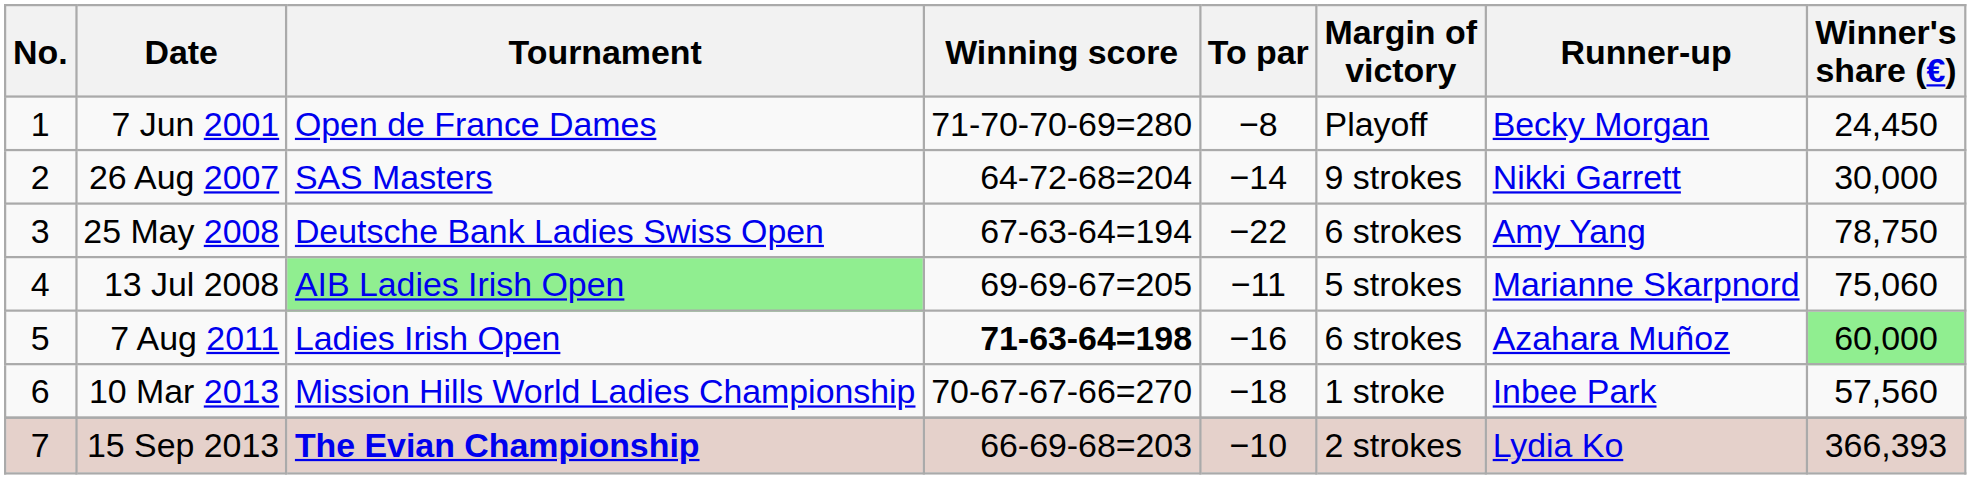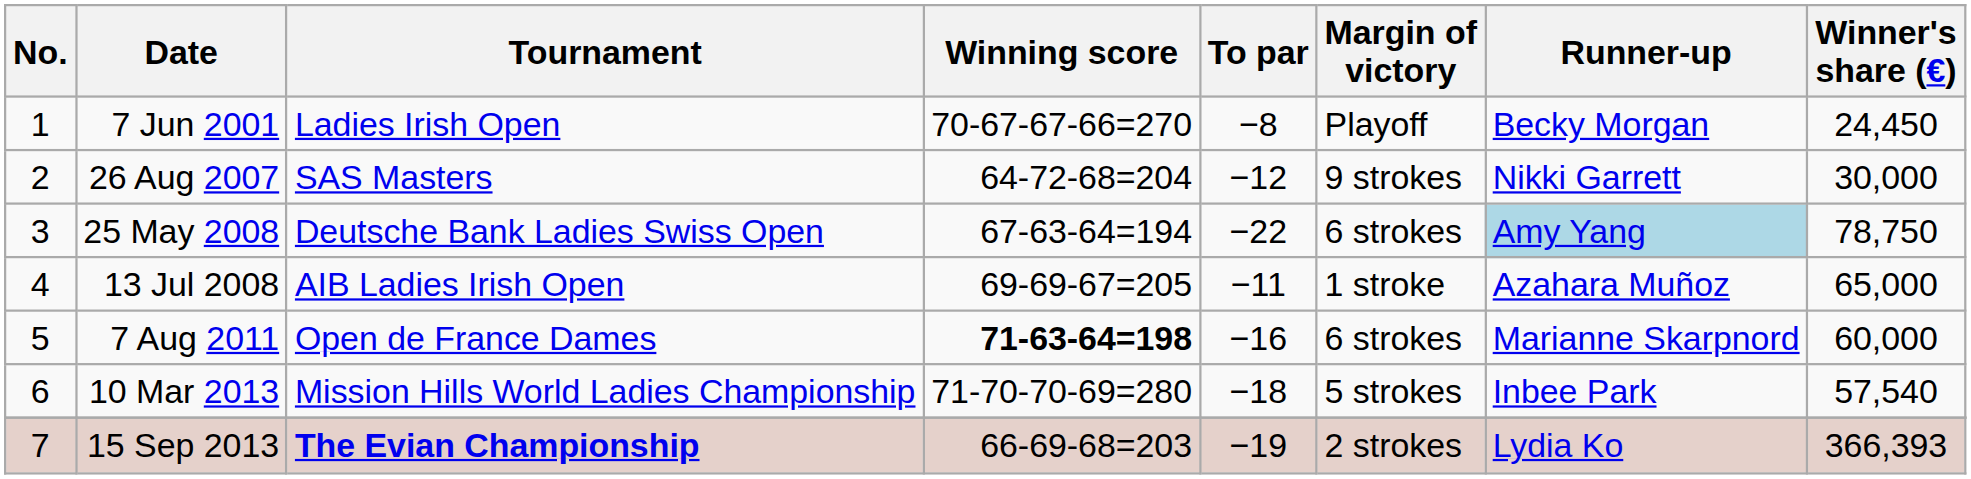(476, 124) Open de France Dames -> (428, 124) Ladies Irish Open
(1062, 124) 71-70-70-69=280 -> (1062, 124) 70-67-67-66=270
(1258, 177) −14 -> (1258, 177) −12
(1569, 231) no background -> (1569, 231) lightblue background
(460, 285) lightgreen background -> (460, 285) no background
(1393, 285) 5 strokes -> (1385, 285) 1 stroke
(1646, 285) Marianne Skarpnord -> (1611, 285) Azahara Muñoz
(1886, 285) 75,060 -> (1886, 285) 65,000
(428, 338) Ladies Irish Open -> (476, 338) Open de France Dames
(1611, 338) Azahara Muñoz -> (1646, 338) Marianne Skarpnord
(1886, 338) lightgreen background -> (1886, 338) no background
(1062, 392) 70-67-67-66=270 -> (1062, 392) 71-70-70-69=280
(1385, 392) 1 stroke -> (1393, 392) 5 strokes
(1886, 392) 57,560 -> (1886, 392) 57,540
(1258, 446) −10 -> (1258, 446) −19
